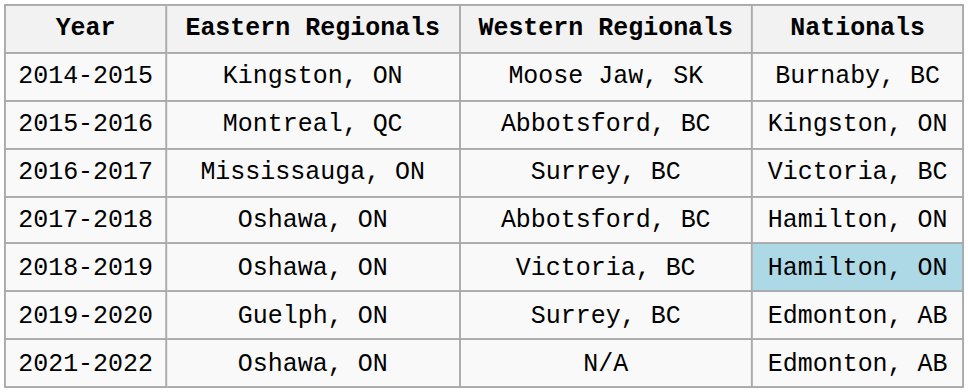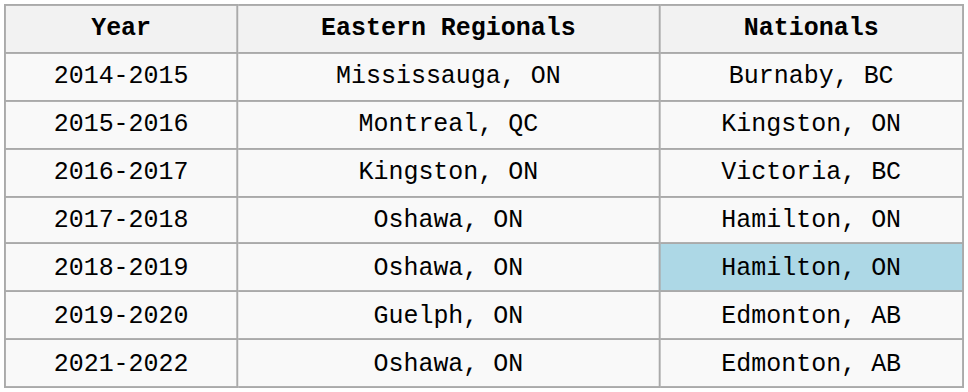- column: (606, 29)
(313, 77) Kingston, ON -> (448, 77) Mississauga, ON
(313, 172) Mississauga, ON -> (448, 172) Kingston, ON
